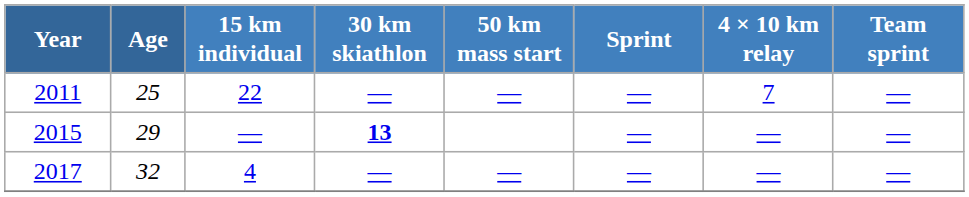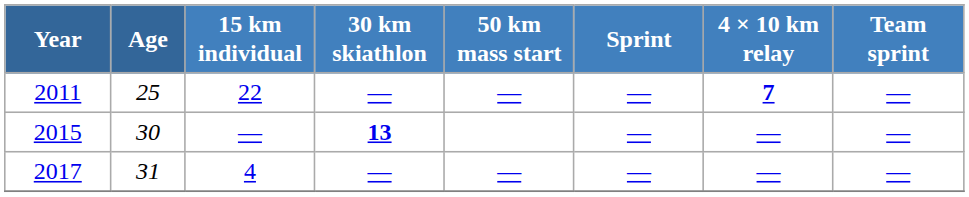(769, 92) normal -> (769, 92) bold
(148, 132) 29 -> (148, 132) 30
(148, 171) 32 -> (148, 171) 31
